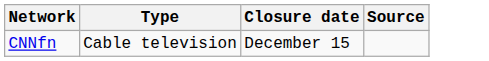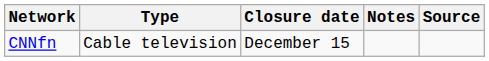+ column: (391, 18)
